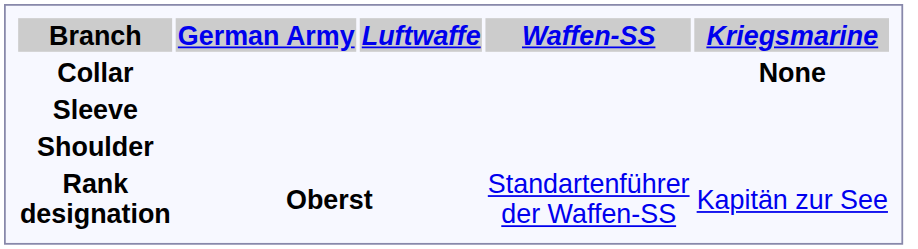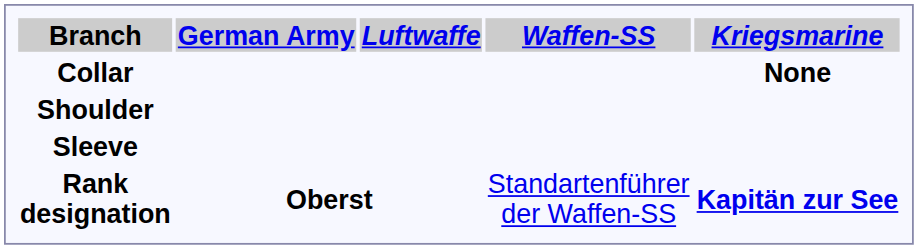rows swapped: (95, 146) <-> (95, 109)
(792, 199) normal -> (797, 199) bold
